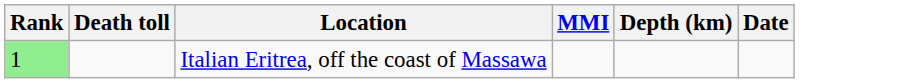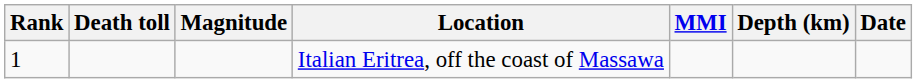+ column: (234, 22)
(16, 58) lightgreen background -> (16, 58) no background
